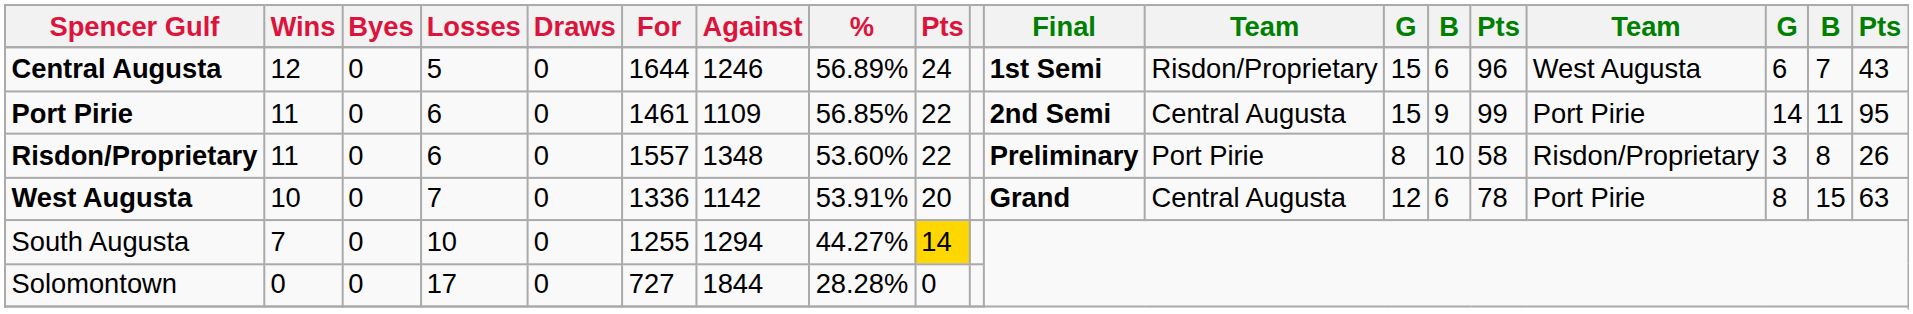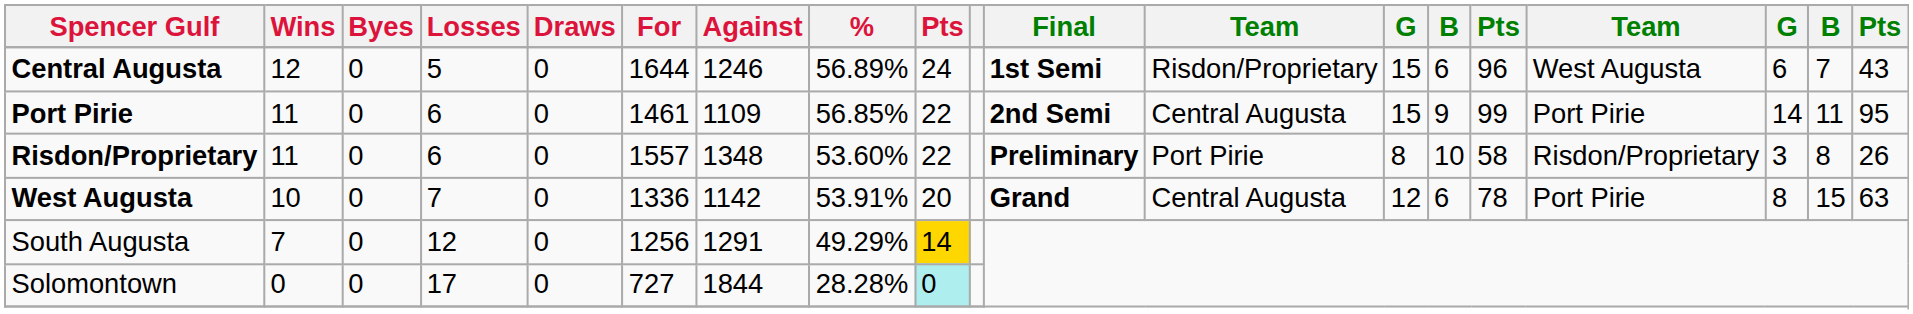(442, 242) 10 -> (442, 242) 12
(659, 242) 1255 -> (659, 242) 1256
(733, 242) 1294 -> (733, 242) 1291
(862, 242) 44.27% -> (862, 242) 49.29%
(929, 285) no background -> (929, 285) paleturquoise background
